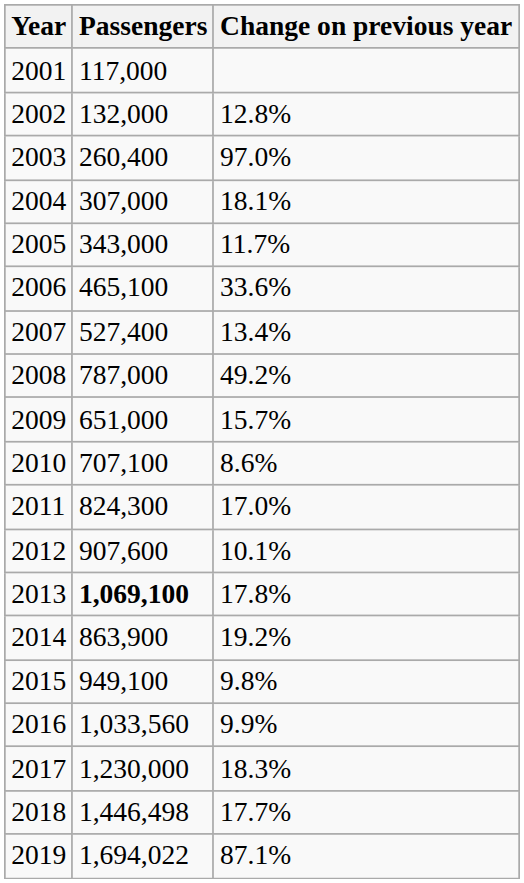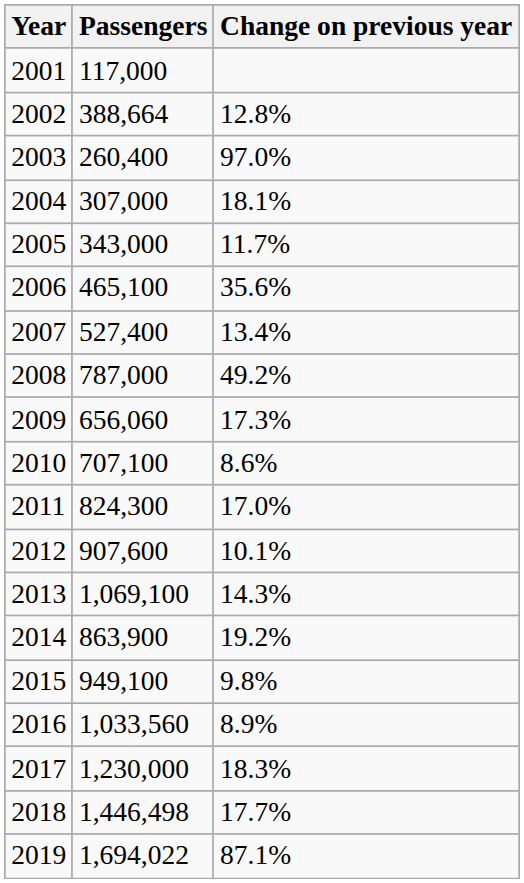(124, 113) 132,000 -> (124, 113) 388,664
(256, 288) 33.6% -> (256, 288) 35.6%
(124, 419) 651,000 -> (124, 419) 656,060
(256, 419) 15.7% -> (256, 419) 17.3%
(134, 593) bold -> (134, 593) normal
(256, 593) 17.8% -> (256, 593) 14.3%
(249, 724) 9.9% -> (249, 724) 8.9%
